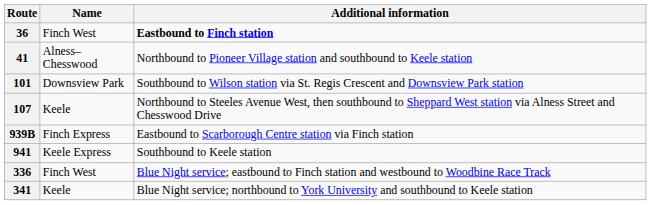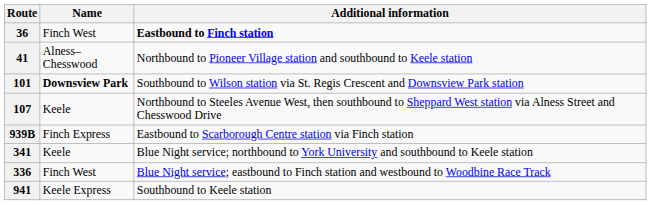(83, 83) normal -> (85, 83) bold
rows swapped: (22, 153) <-> (22, 190)
